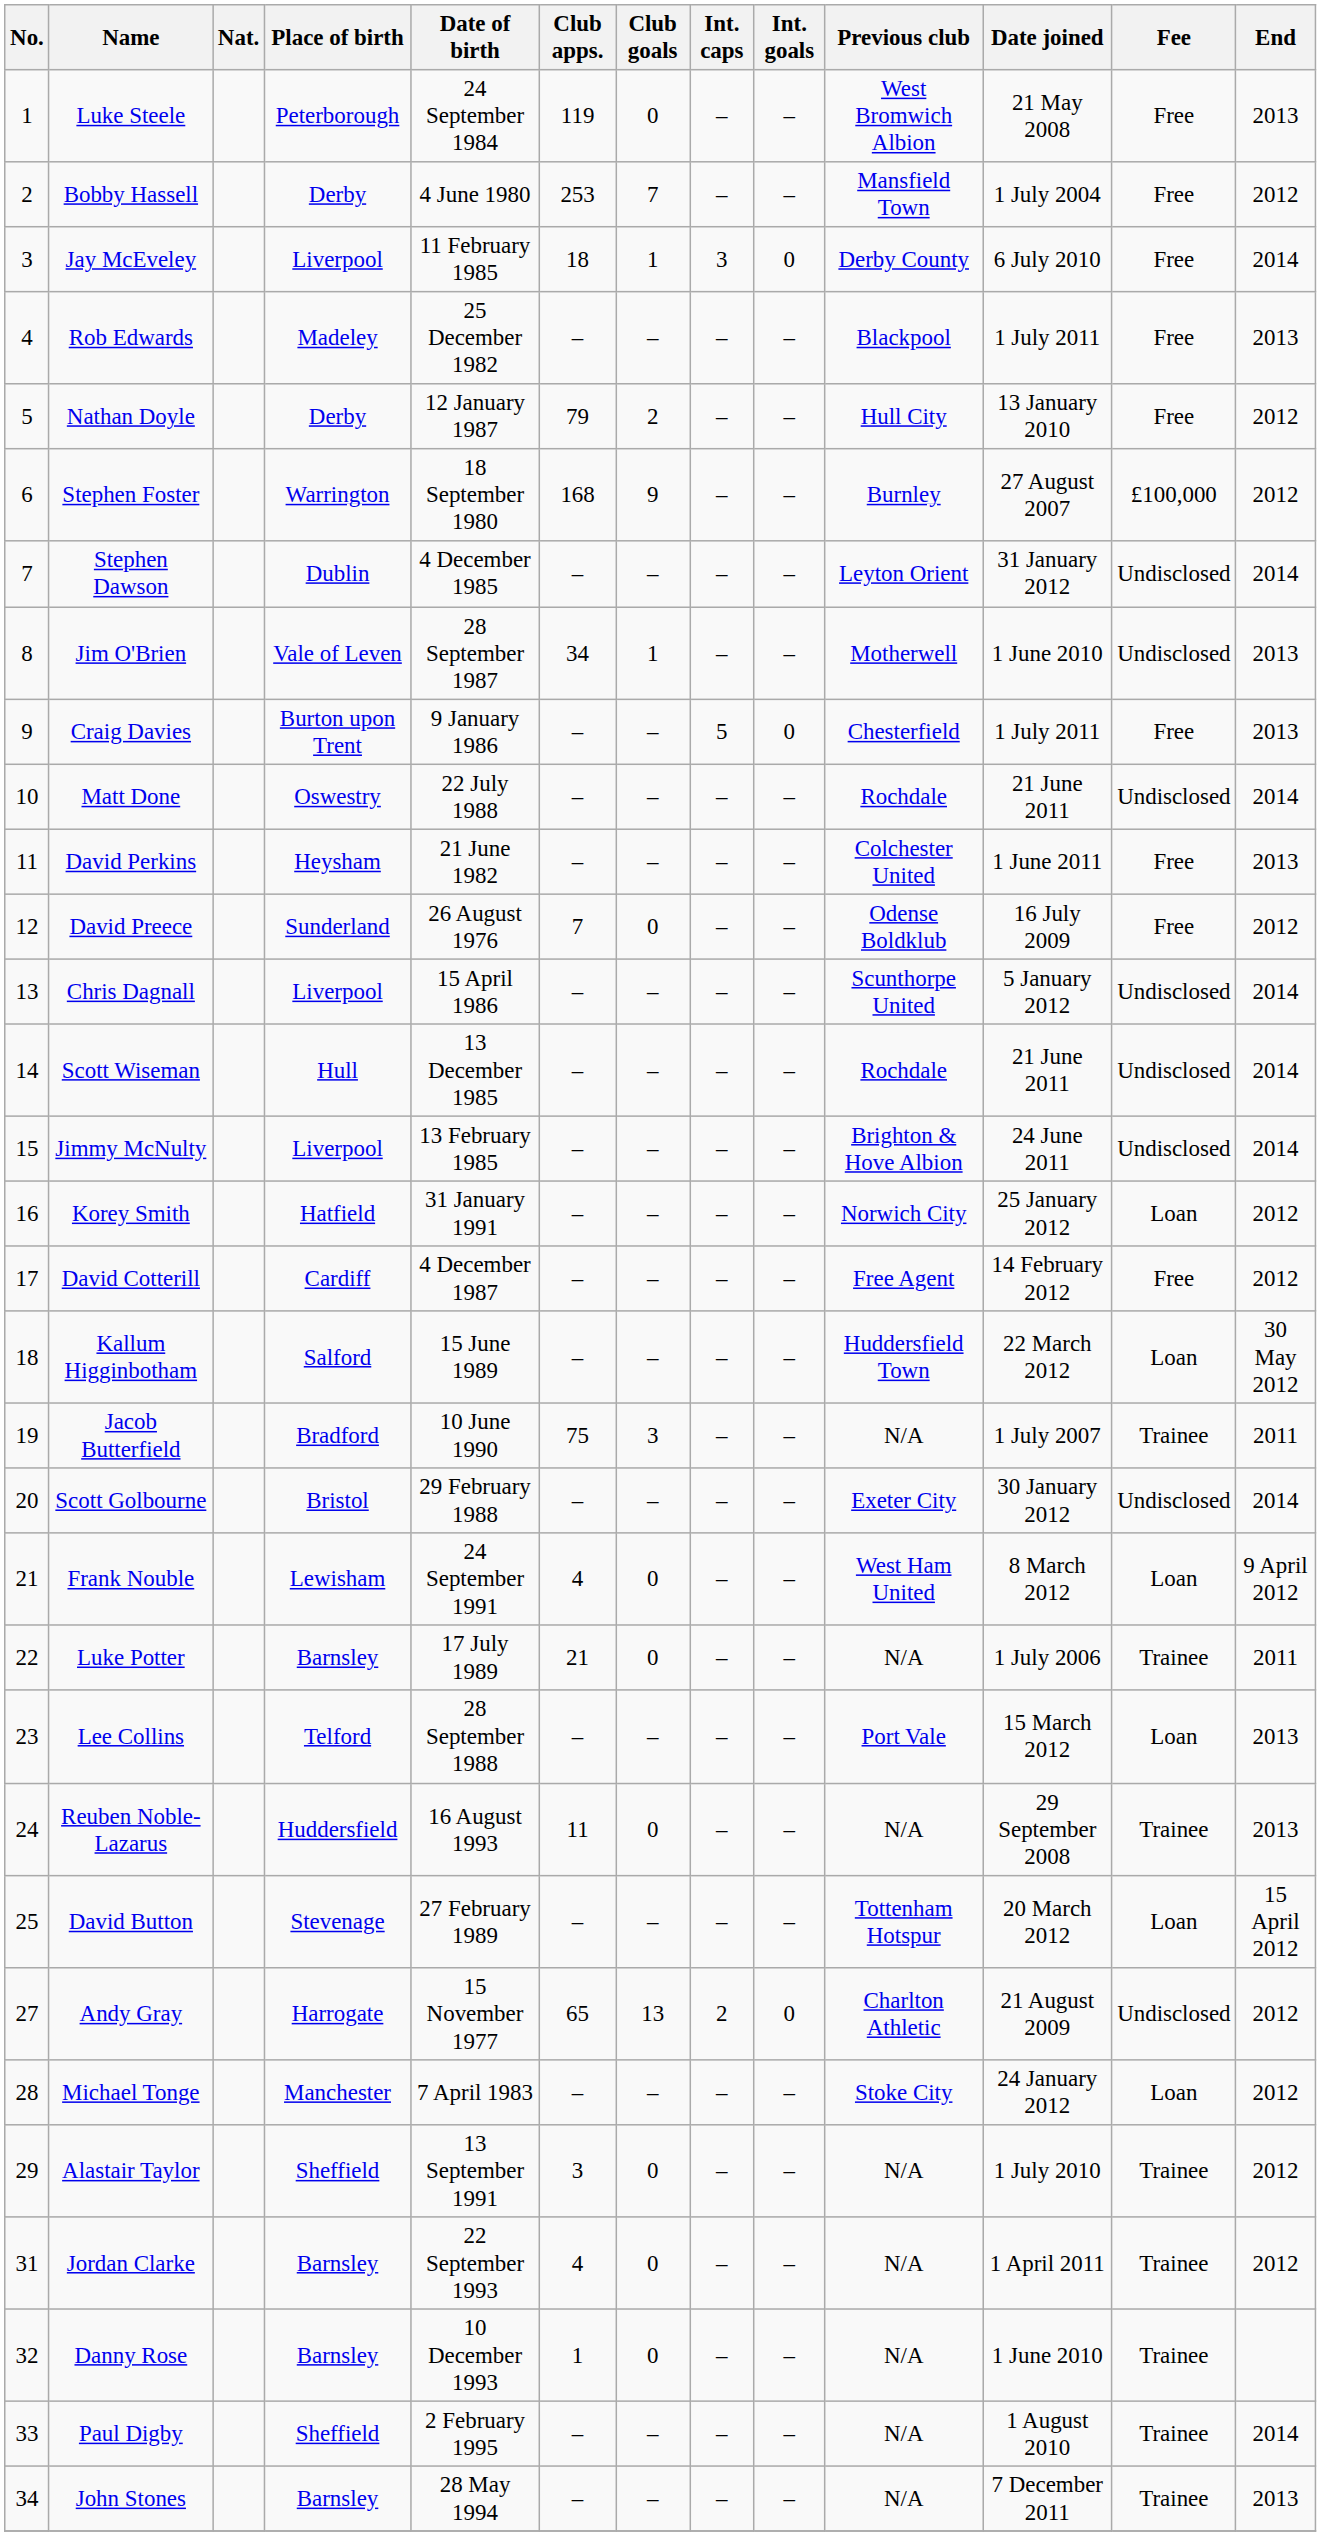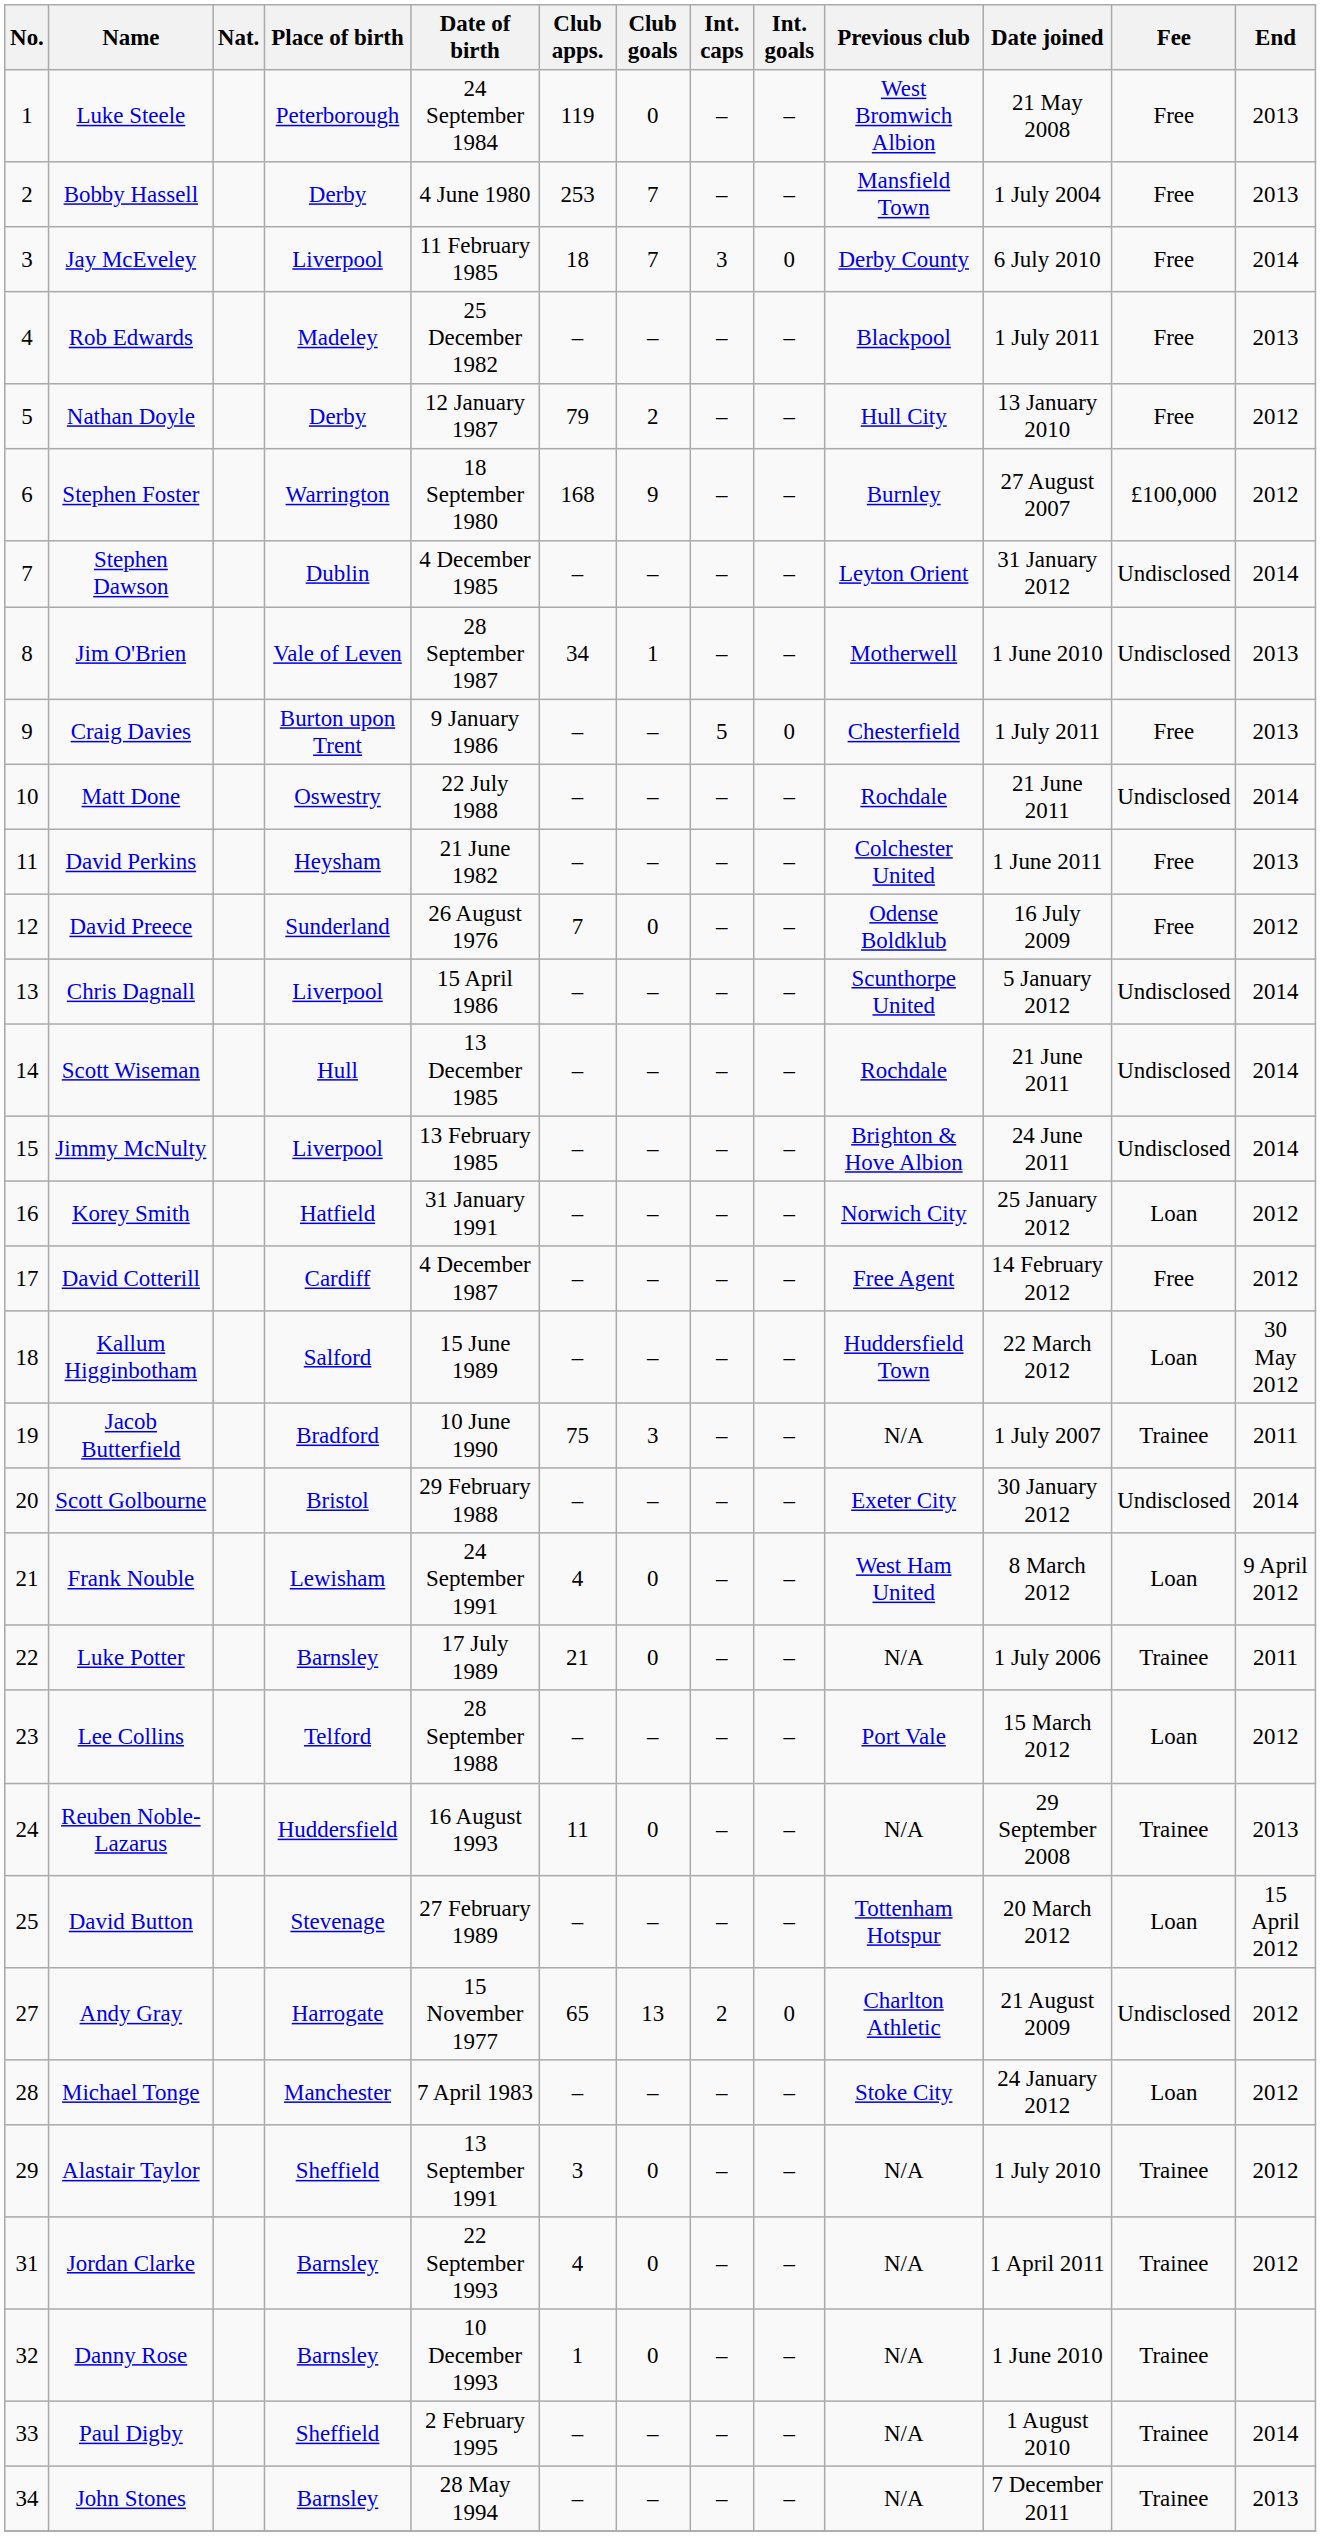(1276, 194) 2012 -> (1276, 194) 2013
(653, 259) 1 -> (653, 259) 7
(1276, 1736) 2013 -> (1276, 1736) 2012
